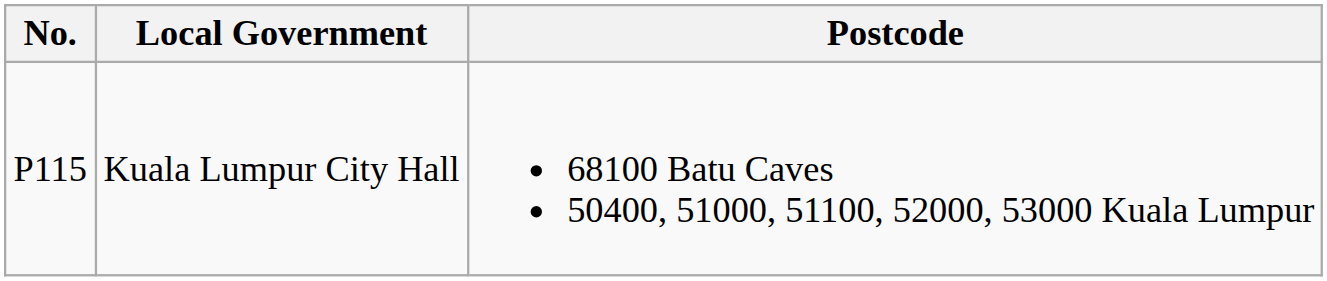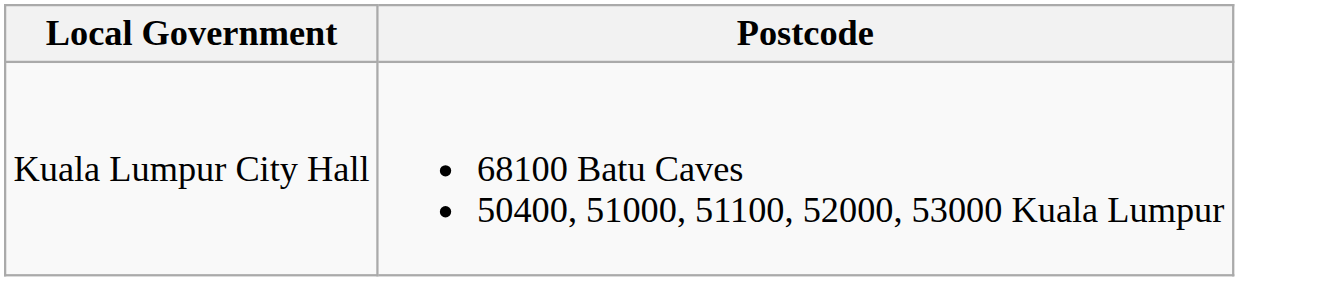- column: (50, 33)
